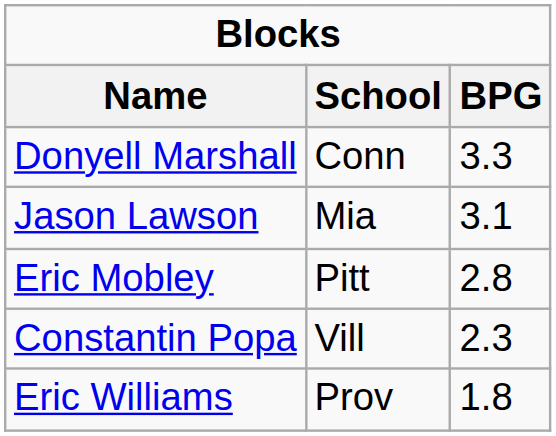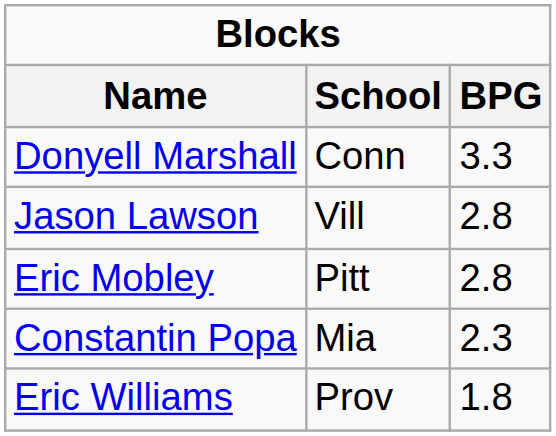(345, 216) Mia -> (340, 216) Vill
(486, 216) 3.1 -> (486, 216) 2.8
(340, 338) Vill -> (345, 338) Mia
